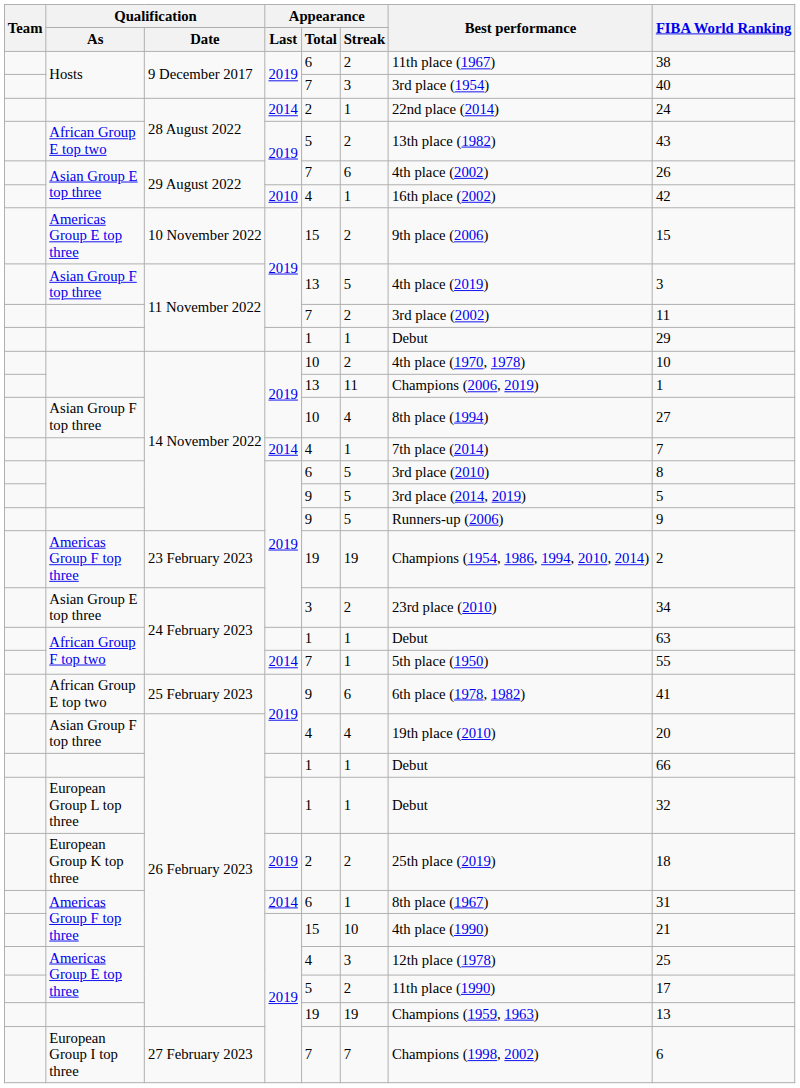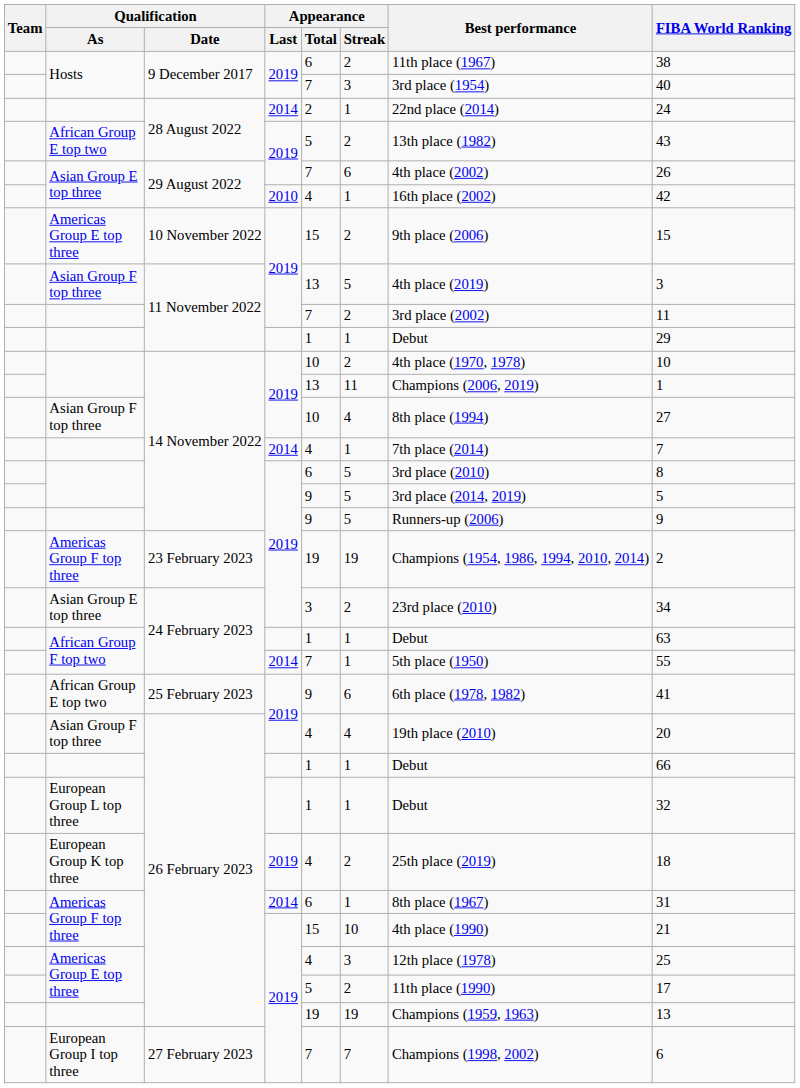(308, 861) 2 -> (308, 861) 4
